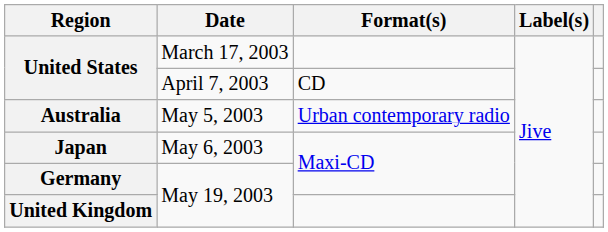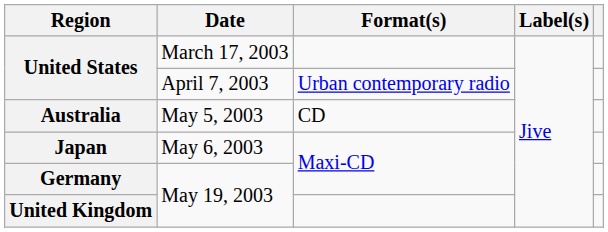(312, 83) CD -> (404, 83) Urban contemporary radio
(404, 115) Urban contemporary radio -> (312, 115) CD
